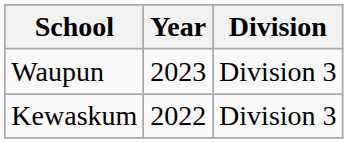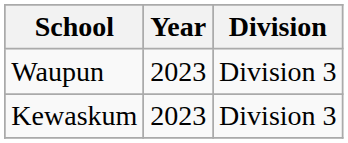(178, 115) 2022 -> (178, 115) 2023
